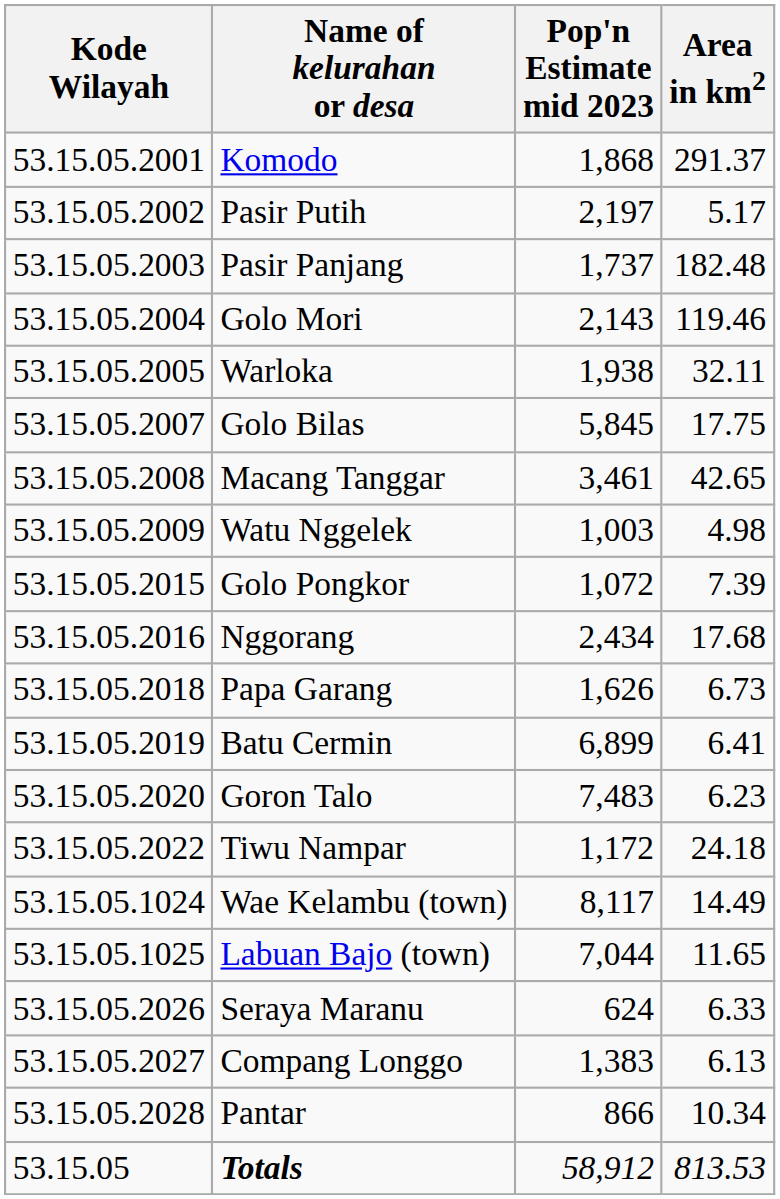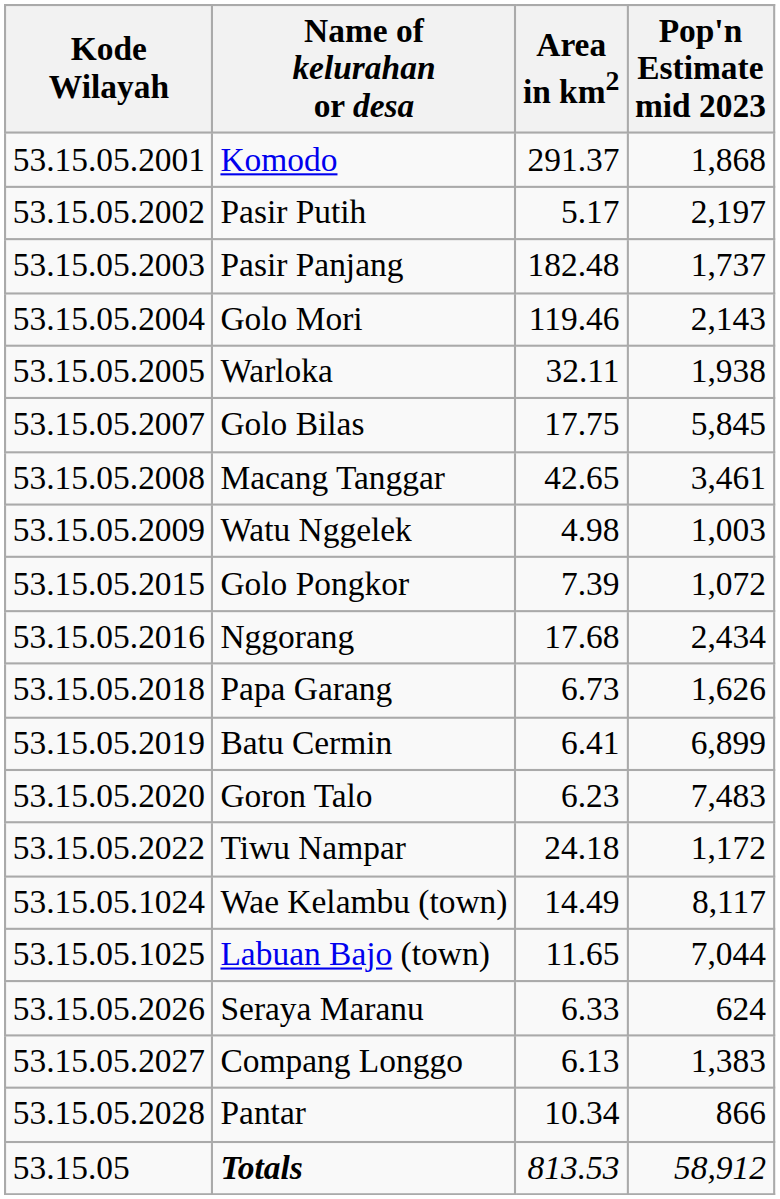columns swapped: (718, 68) <-> (588, 68)
